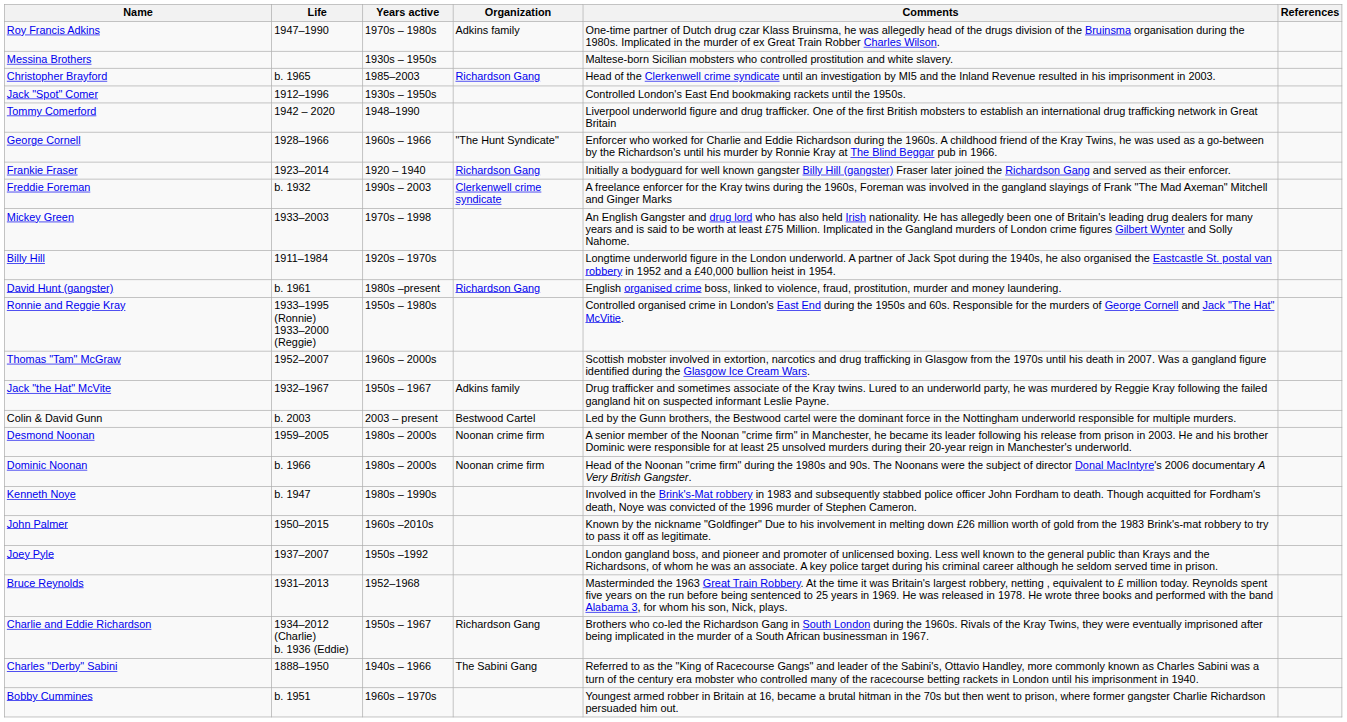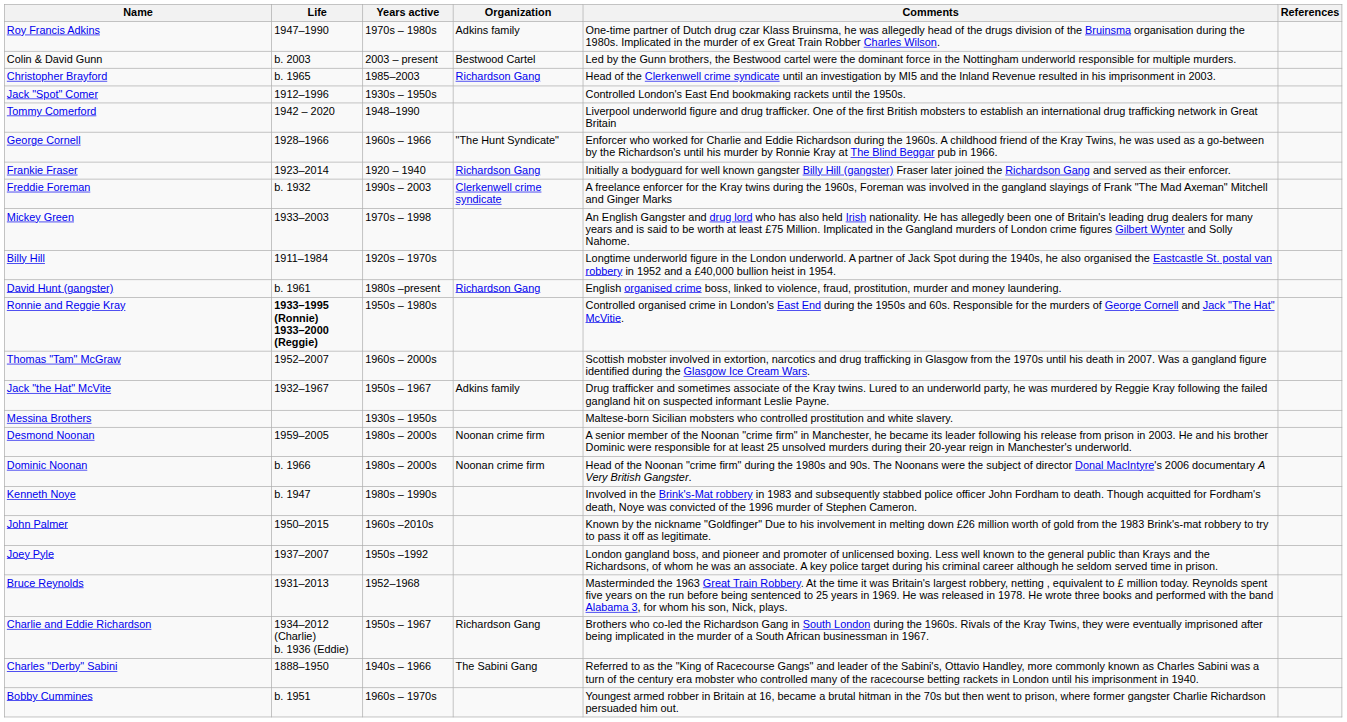rows swapped: (55, 418) <-> (49, 59)
(302, 324) normal -> (302, 324) bold
